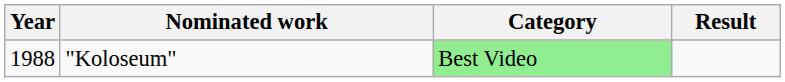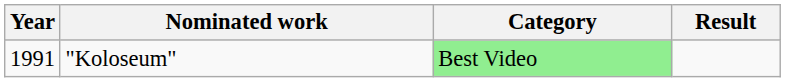(32, 58) 1988 -> (32, 58) 1991
